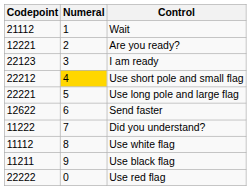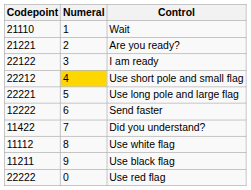(20, 29) 21112 -> (20, 29) 21110
(21, 45) 12221 -> (21, 45) 21221
(21, 62) 22123 -> (21, 62) 22122
(21, 111) 12622 -> (21, 111) 12222
(21, 128) 11222 -> (21, 128) 11422
